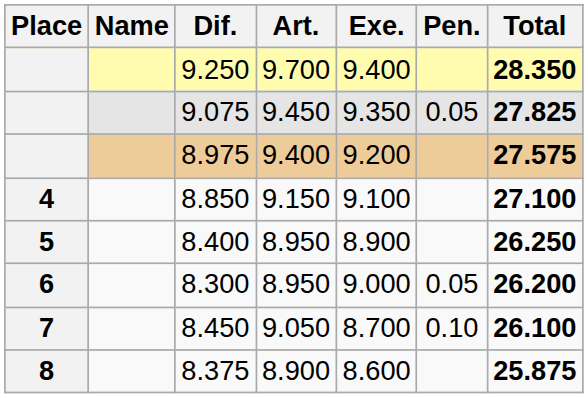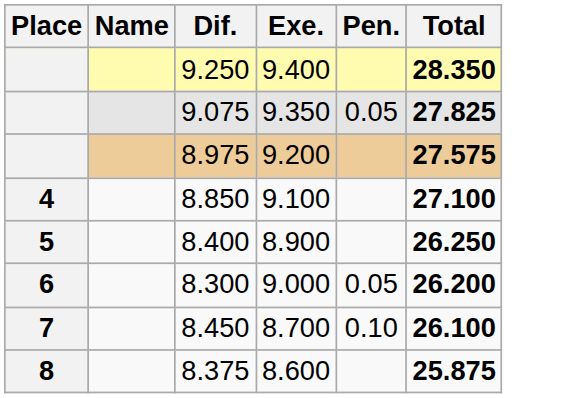- column: (296, 26)
